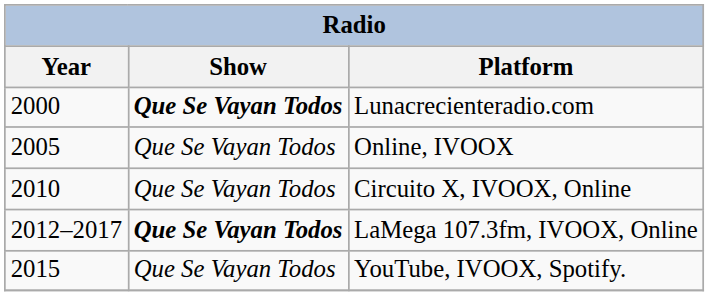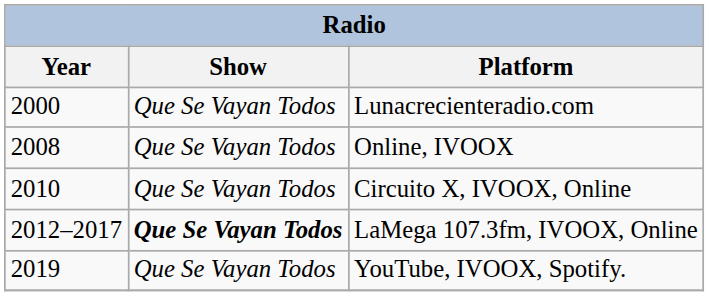(238, 107) bold -> (235, 107) normal
(35, 147) 2005 -> (35, 147) 2008
(35, 270) 2015 -> (35, 270) 2019
